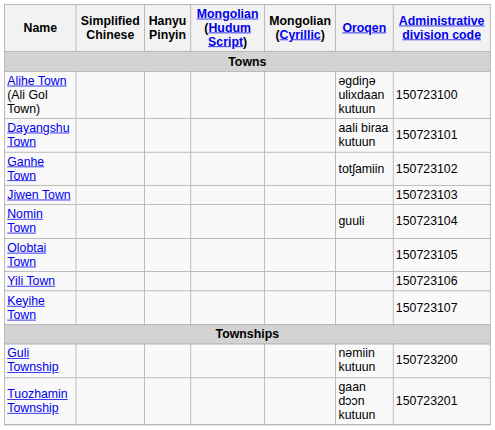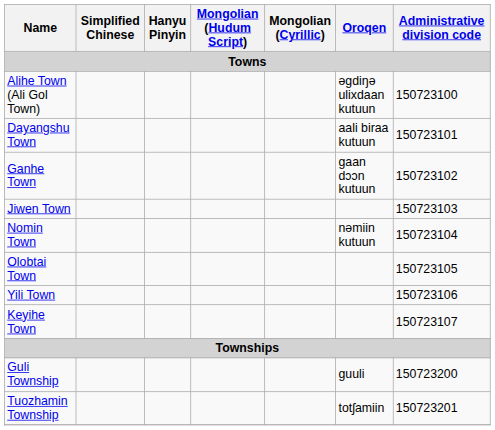(361, 168) totʃamiin -> (357, 175) gaan dɔɔn kutuun
(351, 221) guuli -> (357, 235) nəmiin kutuun
(357, 360) nəmiin kutuun -> (351, 374) guuli
(357, 401) gaan dɔɔn kutuun -> (361, 408) totʃamiin
